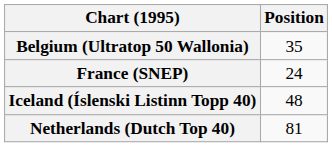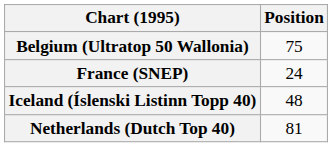(294, 45) 35 -> (294, 45) 75
